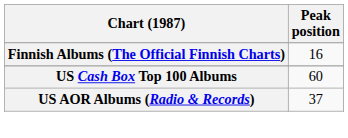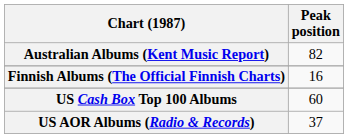+ row: (146, 54)
